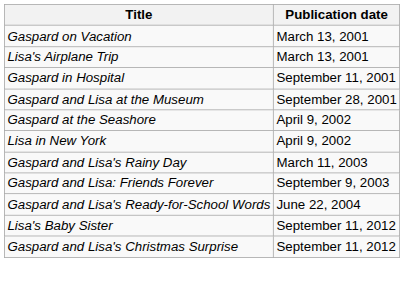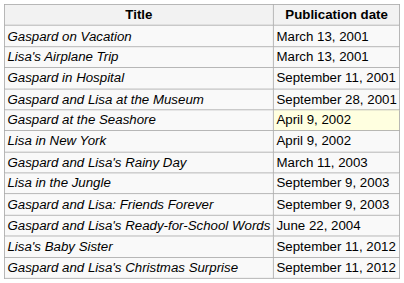(314, 120) no background -> (314, 120) lightyellow background
+ row: (59, 183)
